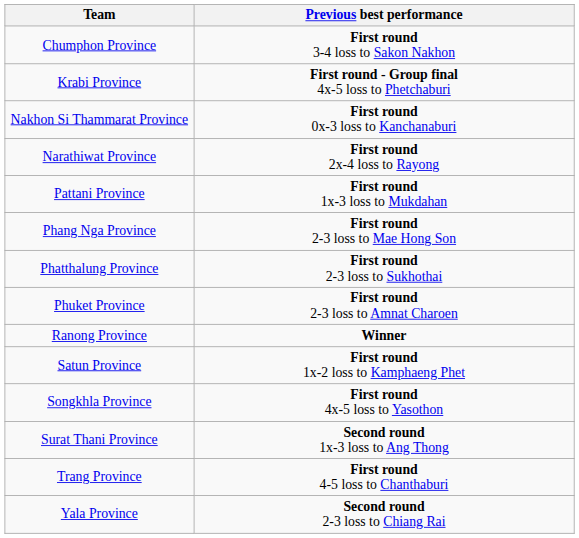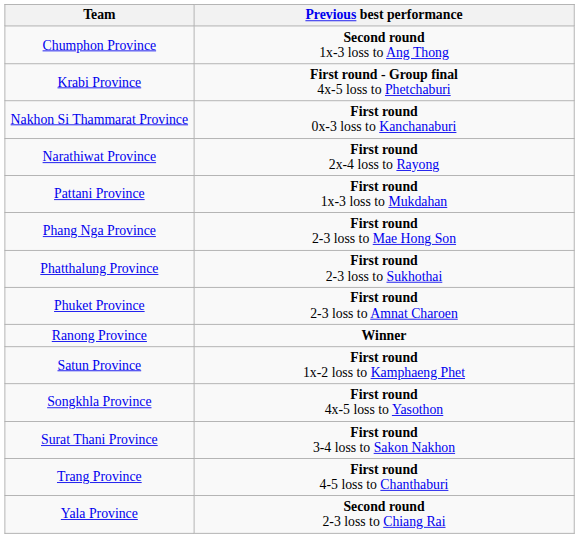(384, 44) First round 3-4 loss to Sakon Nakhon -> (384, 44) Second round 1x-3 loss to Ang Thong
(384, 439) Second round 1x-3 loss to Ang Thong -> (384, 439) First round 3-4 loss to Sakon Nakhon
